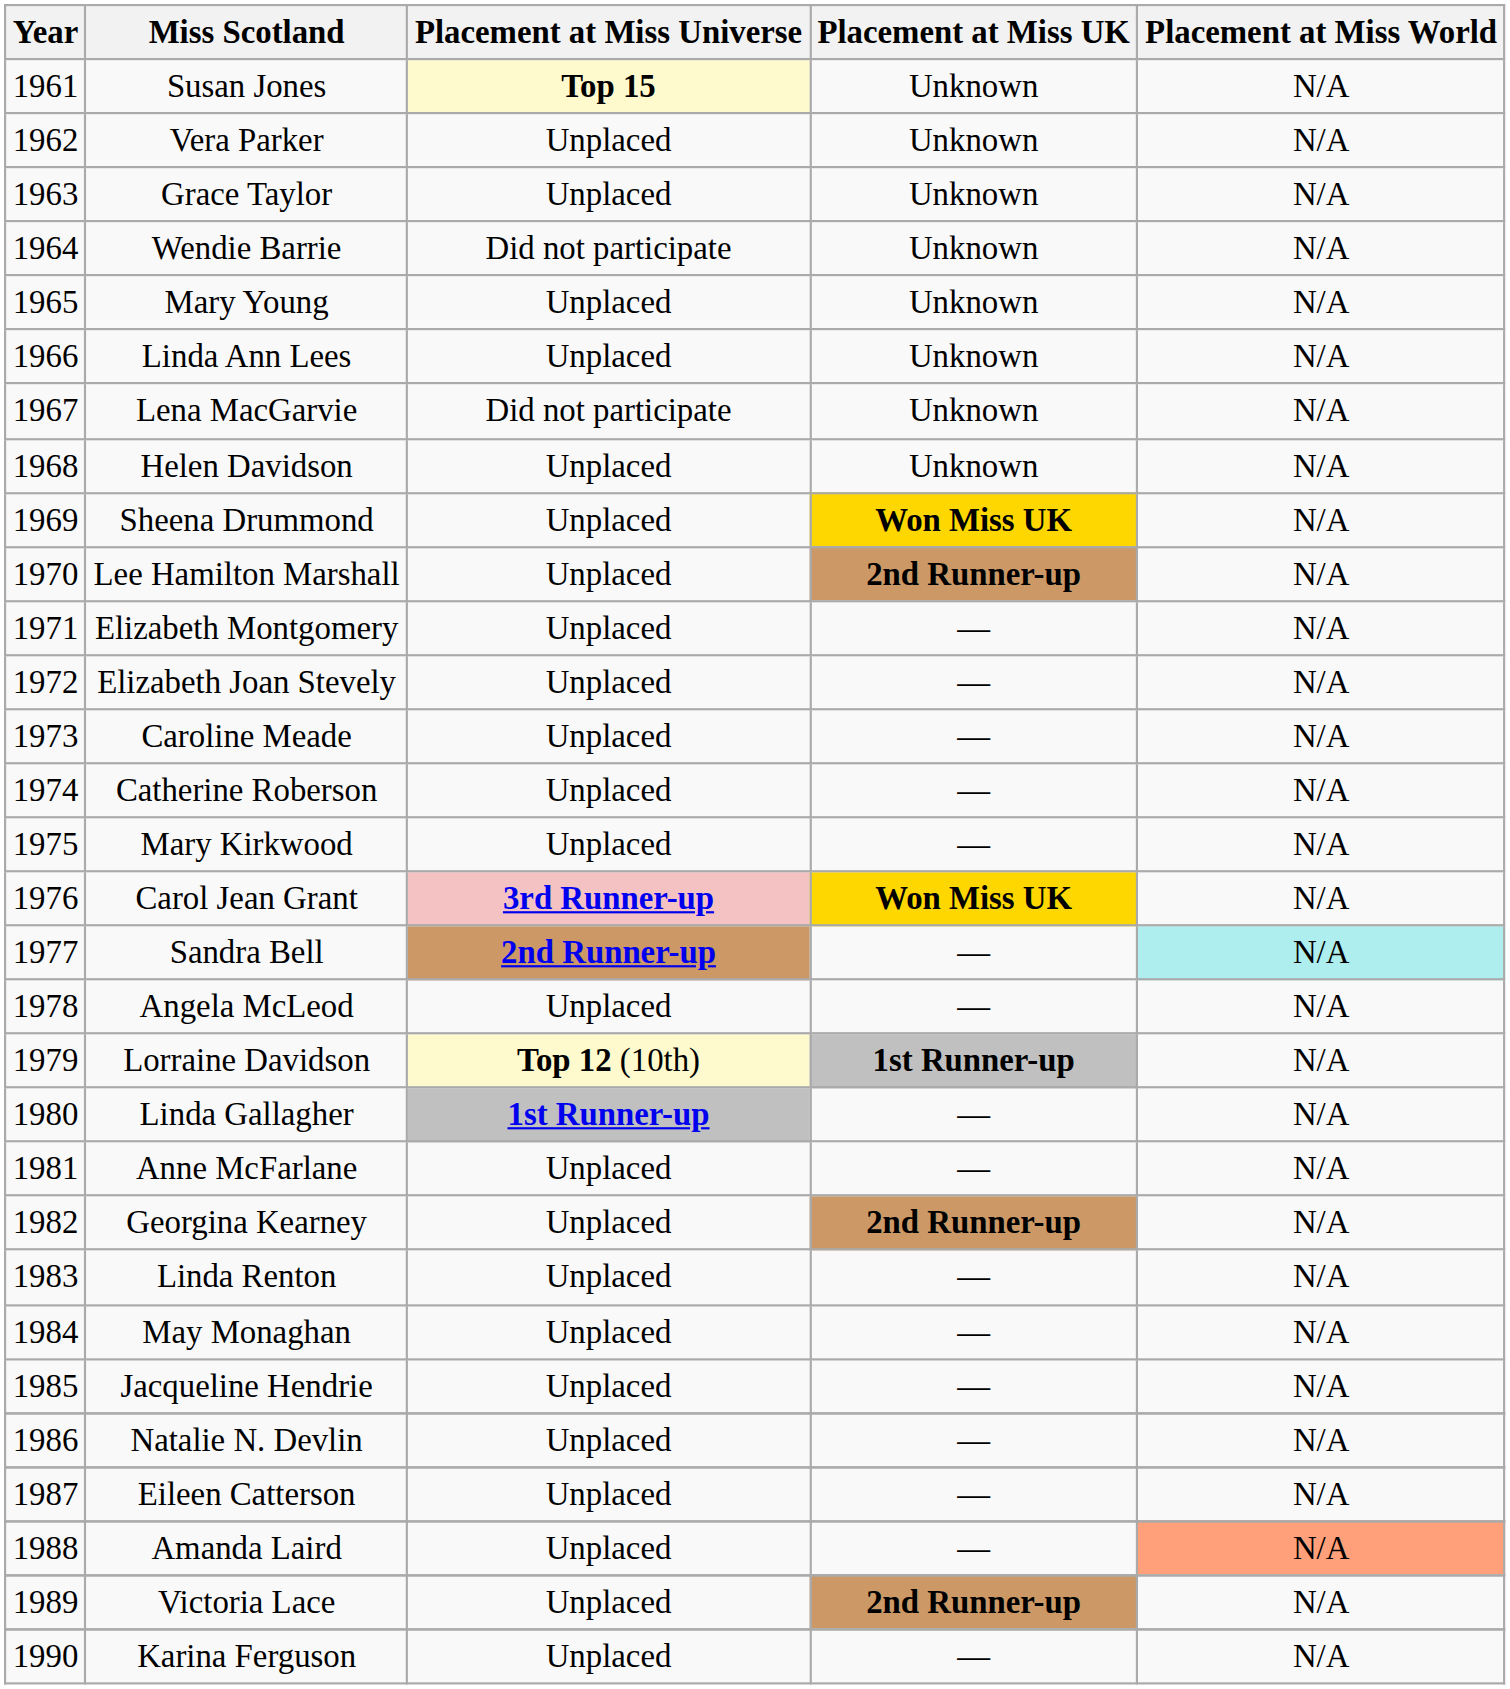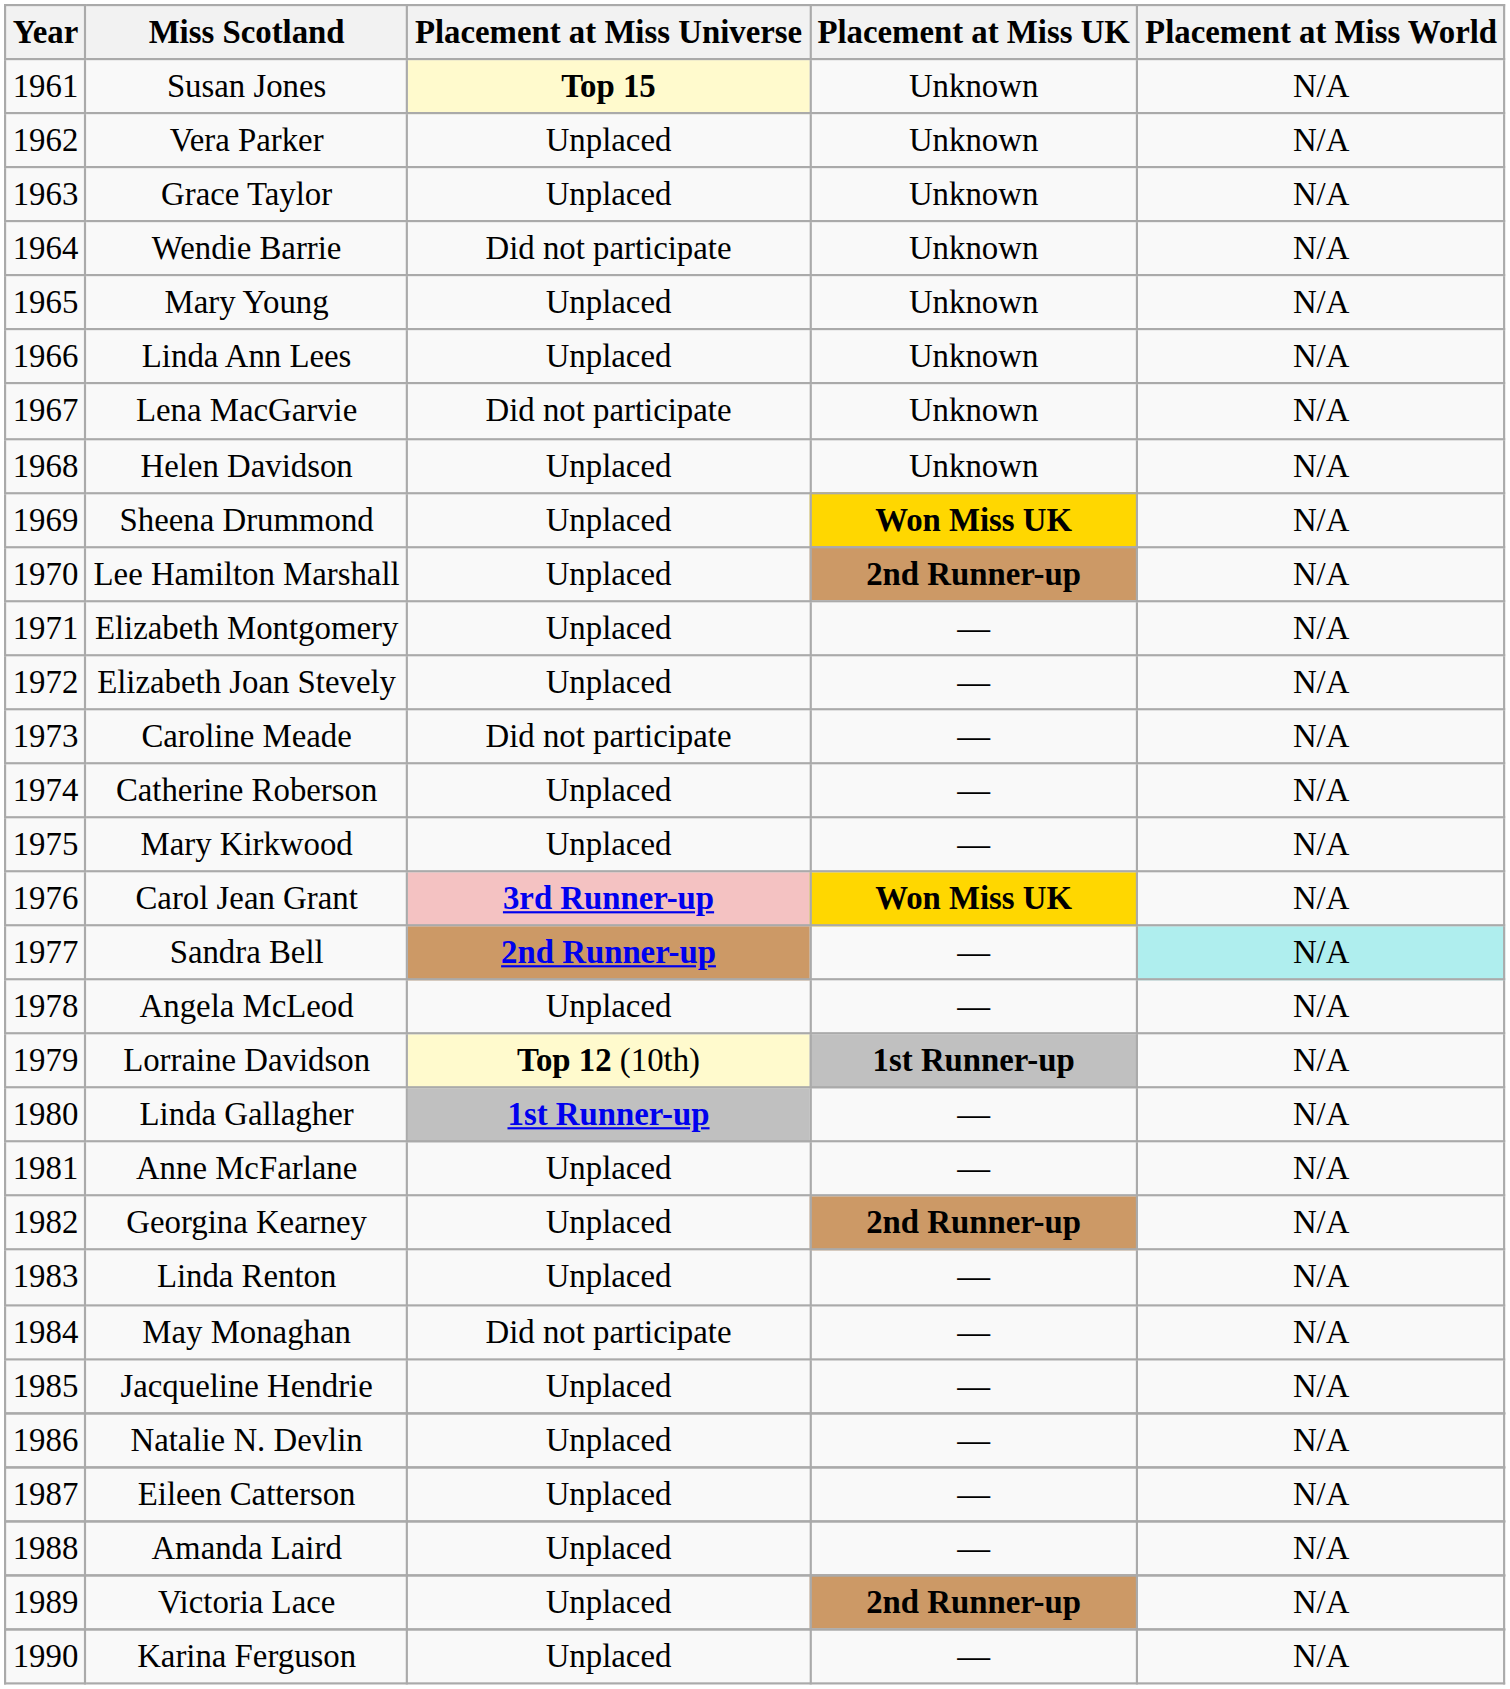(609, 735) Unplaced -> (609, 735) Did not participate
(609, 1330) Unplaced -> (609, 1330) Did not participate
(1321, 1547) lightsalmon background -> (1321, 1547) no background
